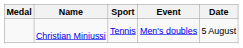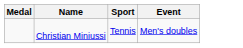- column: (219, 12)
